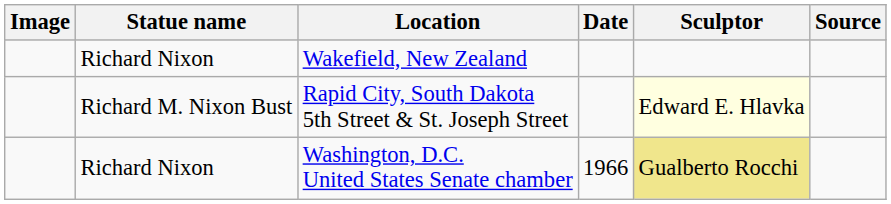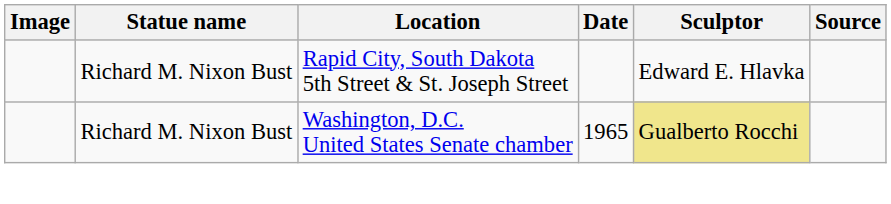- row: (415, 58)
(722, 106) lightyellow background -> (722, 70) no background
(147, 167) Richard Nixon -> (186, 132) Richard M. Nixon Bust
(606, 167) 1966 -> (606, 132) 1965
